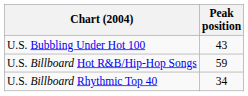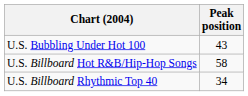(222, 63) 59 -> (222, 63) 58
